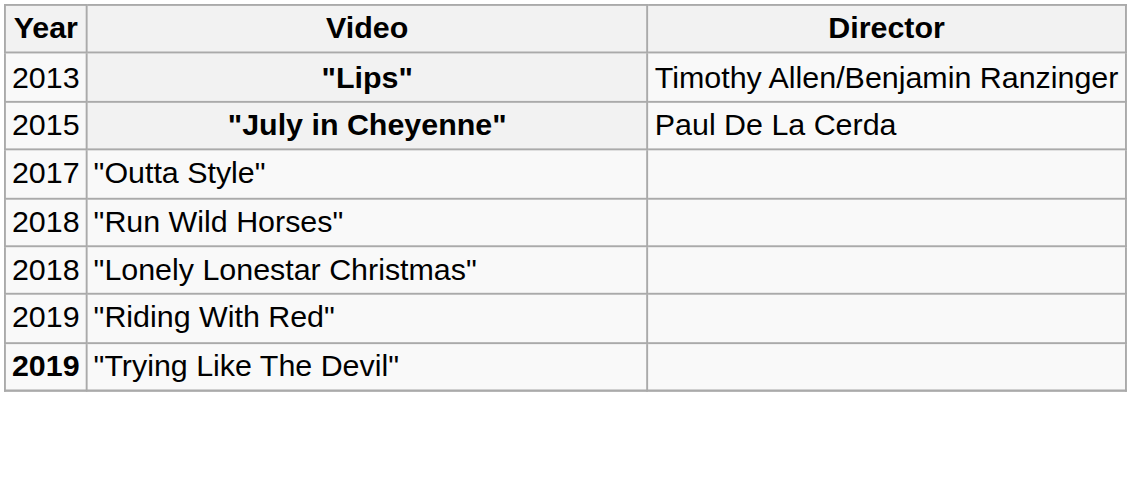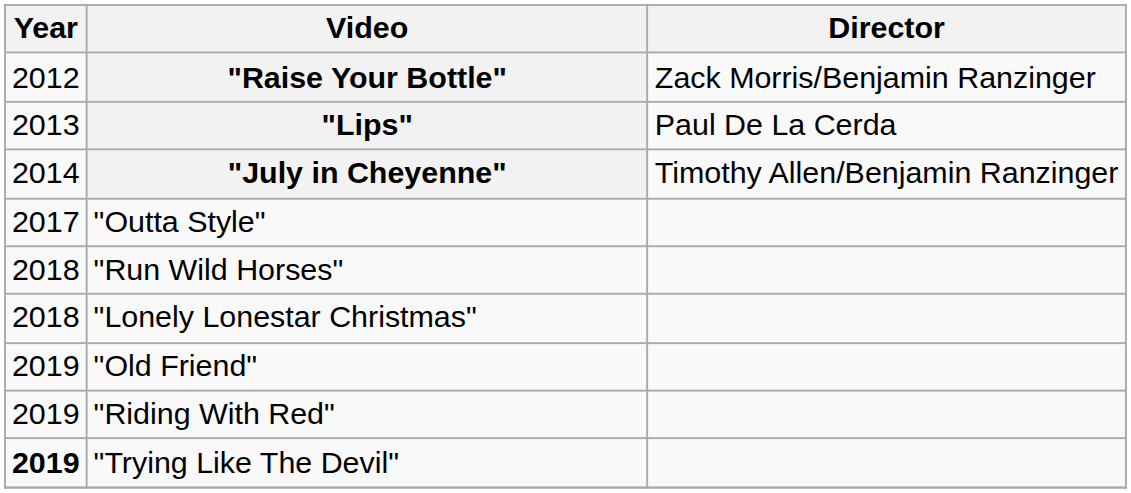+ row: (367, 76)
(887, 76) Timothy Allen/Benjamin Ranzinger -> (776, 125) Paul De La Cerda
(46, 125) 2015 -> (46, 173) 2014
(776, 125) Paul De La Cerda -> (887, 173) Timothy Allen/Benjamin Ranzinger
+ row: (175, 366)
